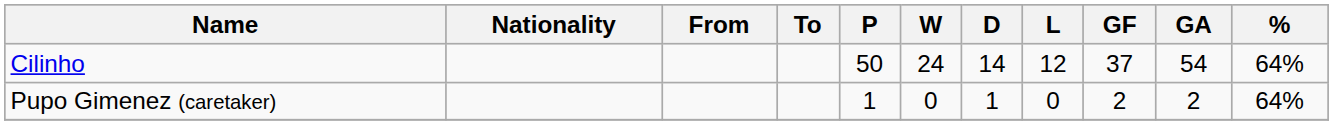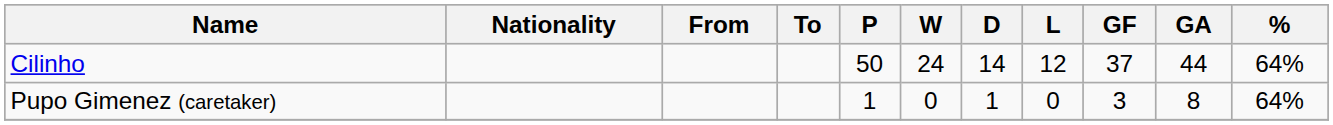(1194, 63) 54 -> (1194, 63) 44
(1120, 101) 2 -> (1120, 101) 3
(1194, 101) 2 -> (1194, 101) 8
